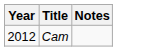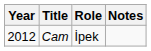+ column: (88, 15)
